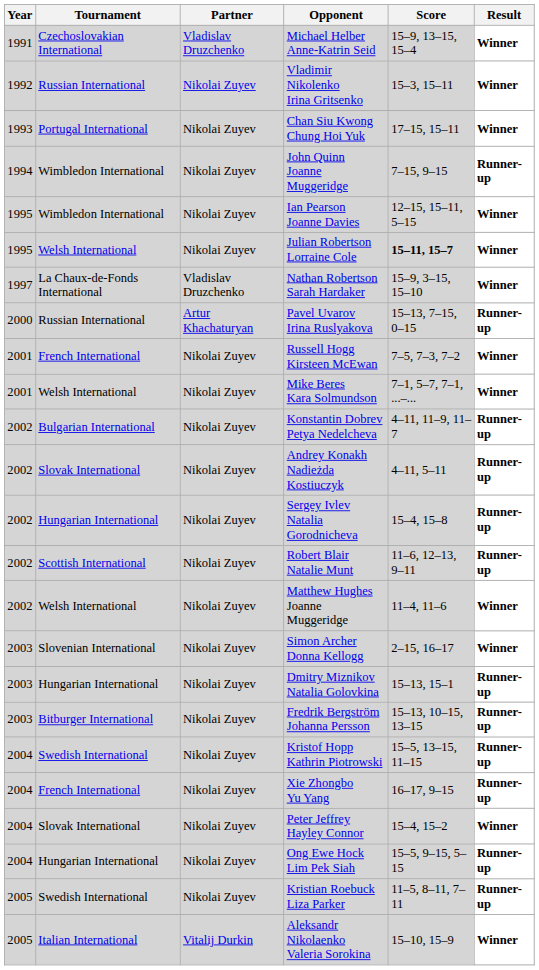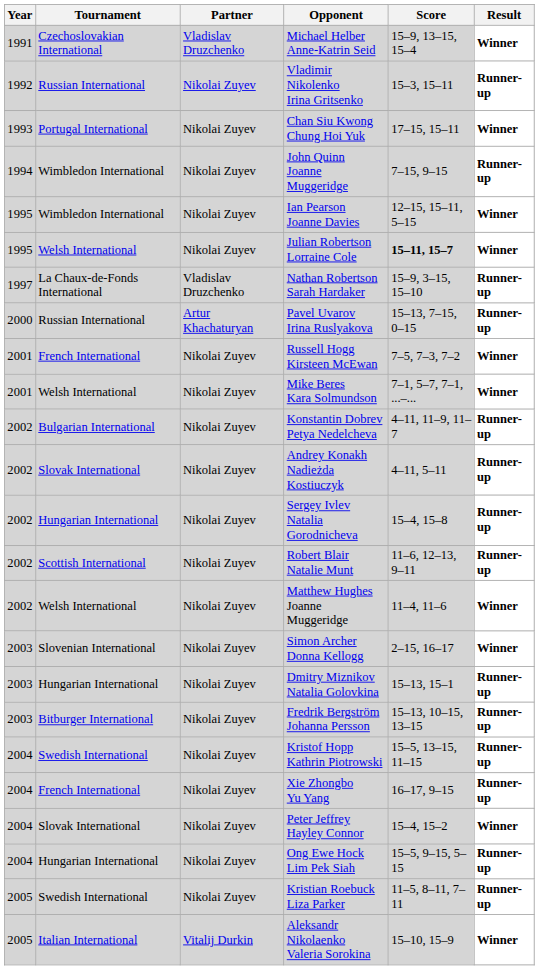(497, 86) Winner -> (499, 86) Runner-up
(497, 285) Winner -> (499, 285) Runner-up
